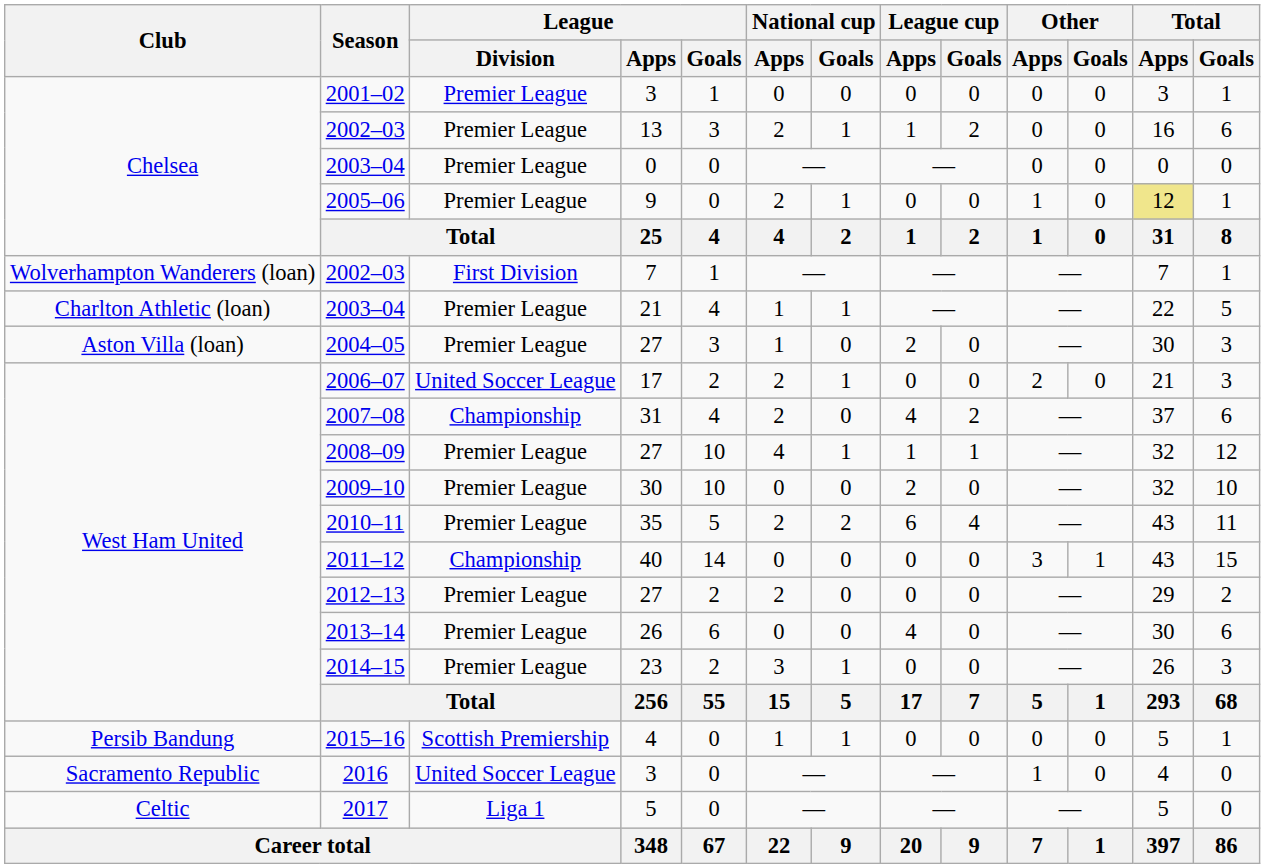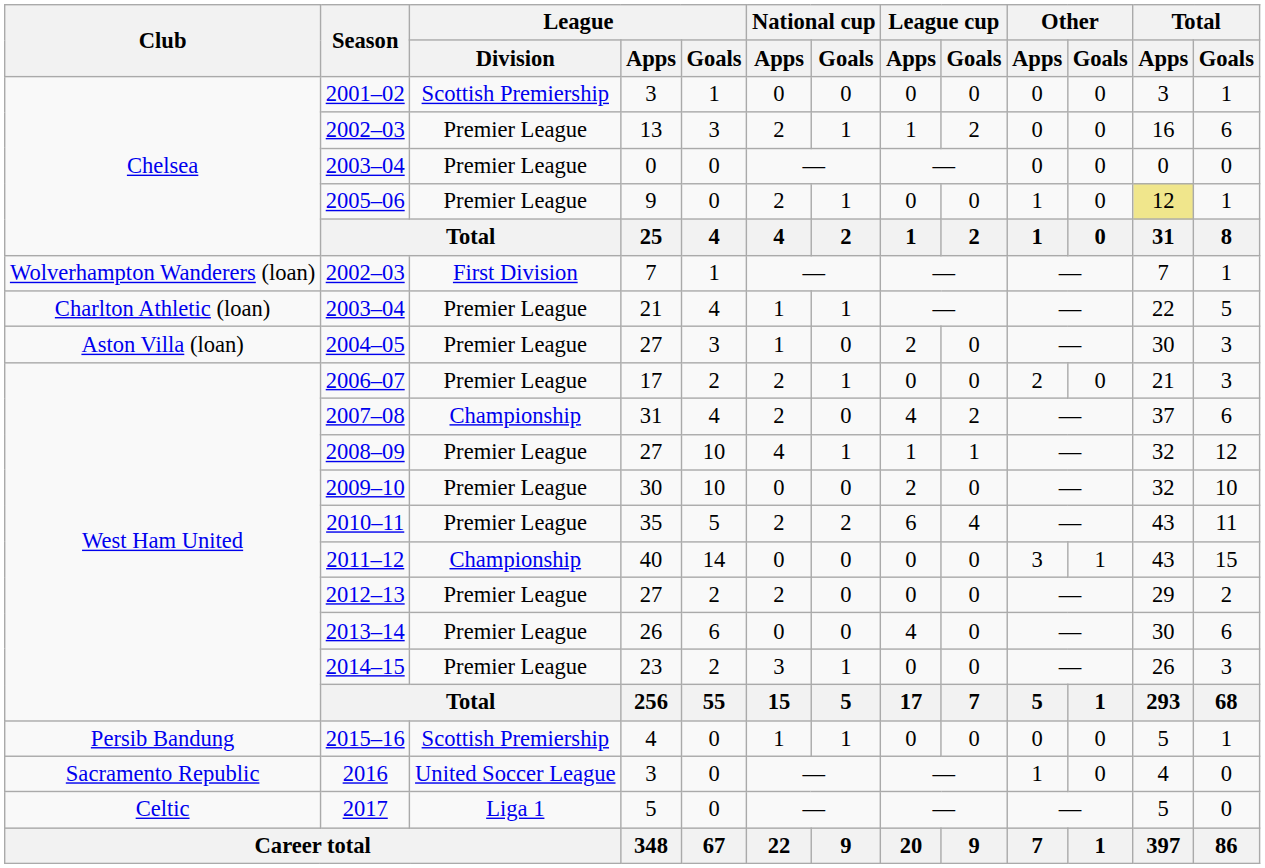(515, 93) Premier League -> (515, 93) Scottish Premiership
(515, 380) United Soccer League -> (515, 380) Premier League
